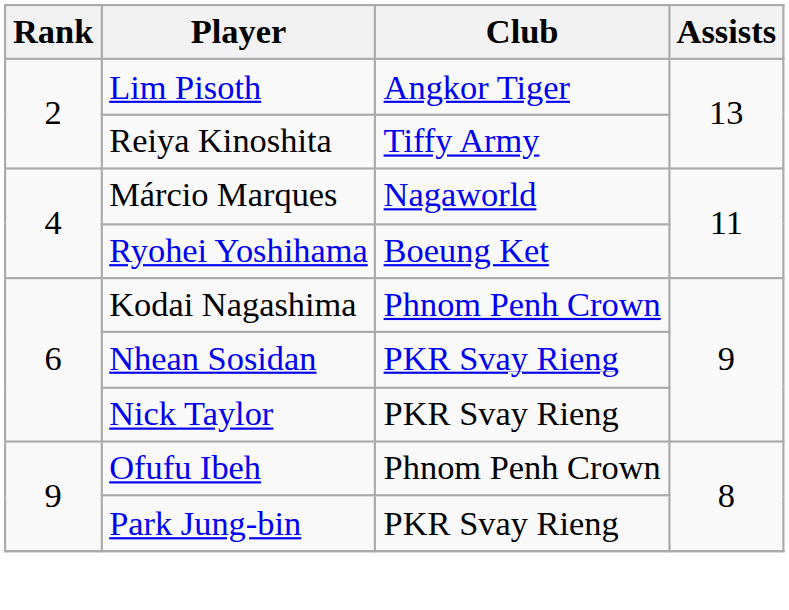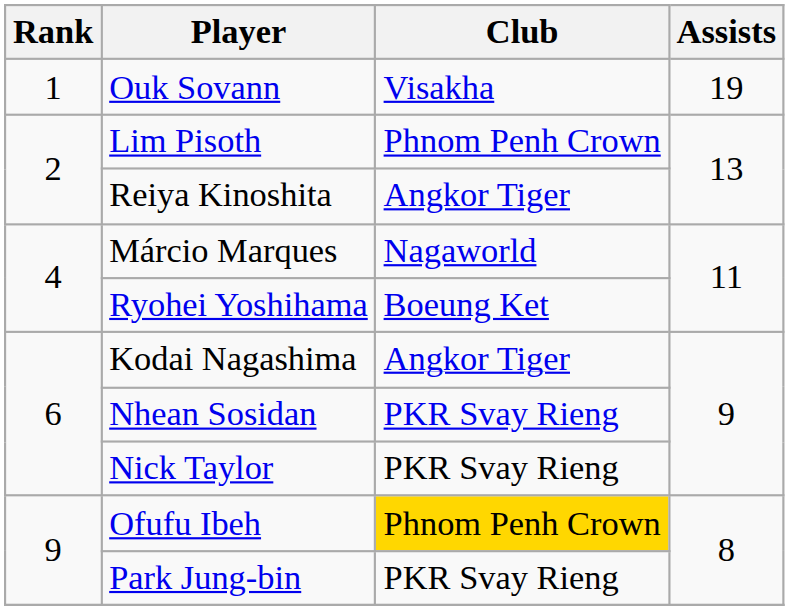+ row: (195, 86)
(477, 86) Angkor Tiger -> (522, 140) Phnom Penh Crown
(462, 140) Tiffy Army -> (477, 195) Angkor Tiger
(522, 304) Phnom Penh Crown -> (477, 359) Angkor Tiger
(522, 468) no background -> (522, 522) gold background
